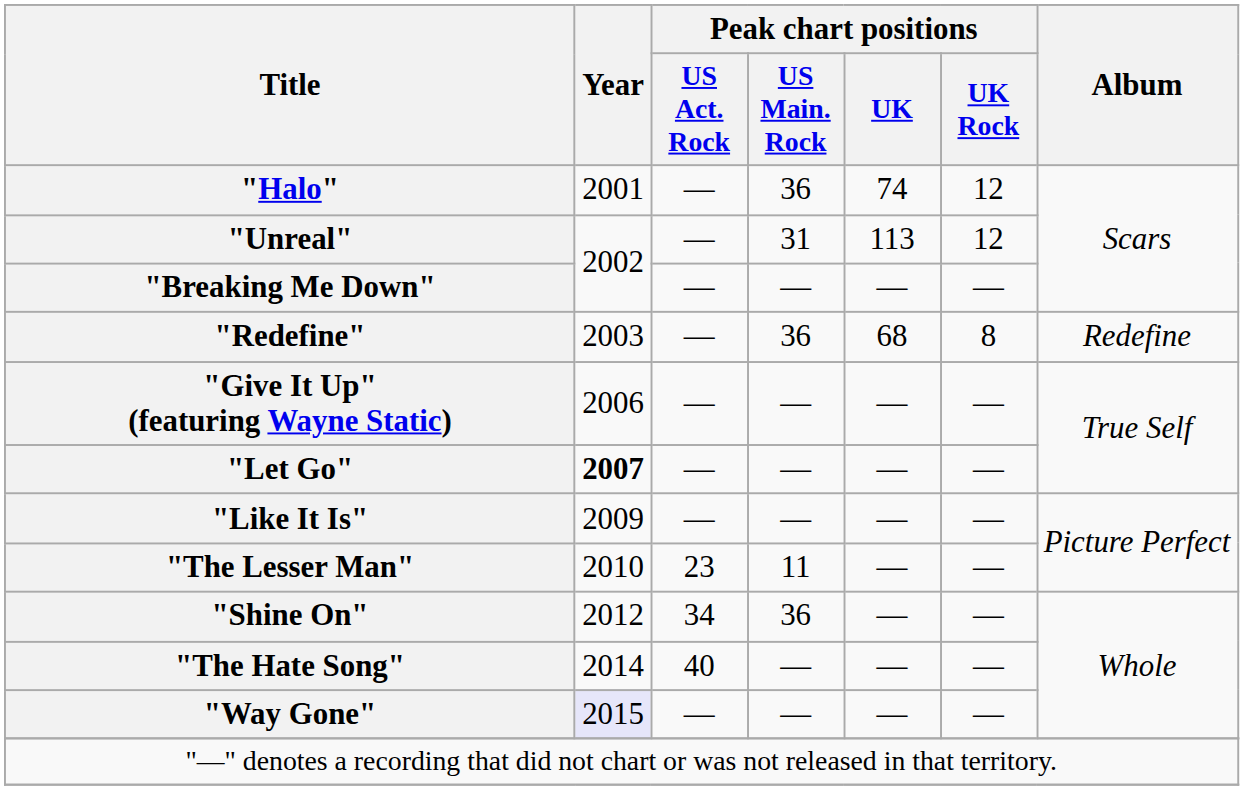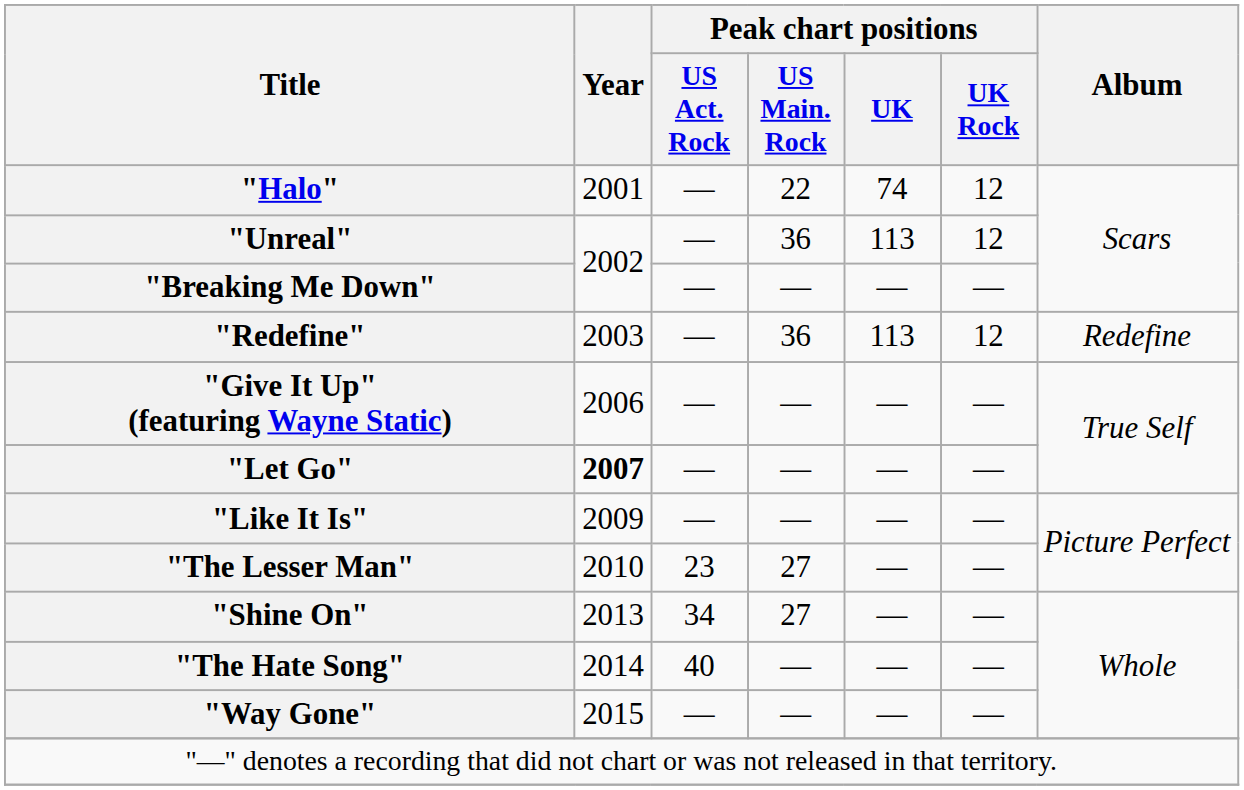(796, 189) 36 -> (796, 189) 22
(796, 238) 31 -> (796, 238) 36
(892, 336) 68 -> (892, 336) 113
(988, 336) 8 -> (988, 336) 12
(796, 566) 11 -> (796, 566) 27
(613, 615) 2012 -> (613, 615) 2013
(796, 615) 36 -> (796, 615) 27
(613, 713) lavender background -> (613, 713) no background
